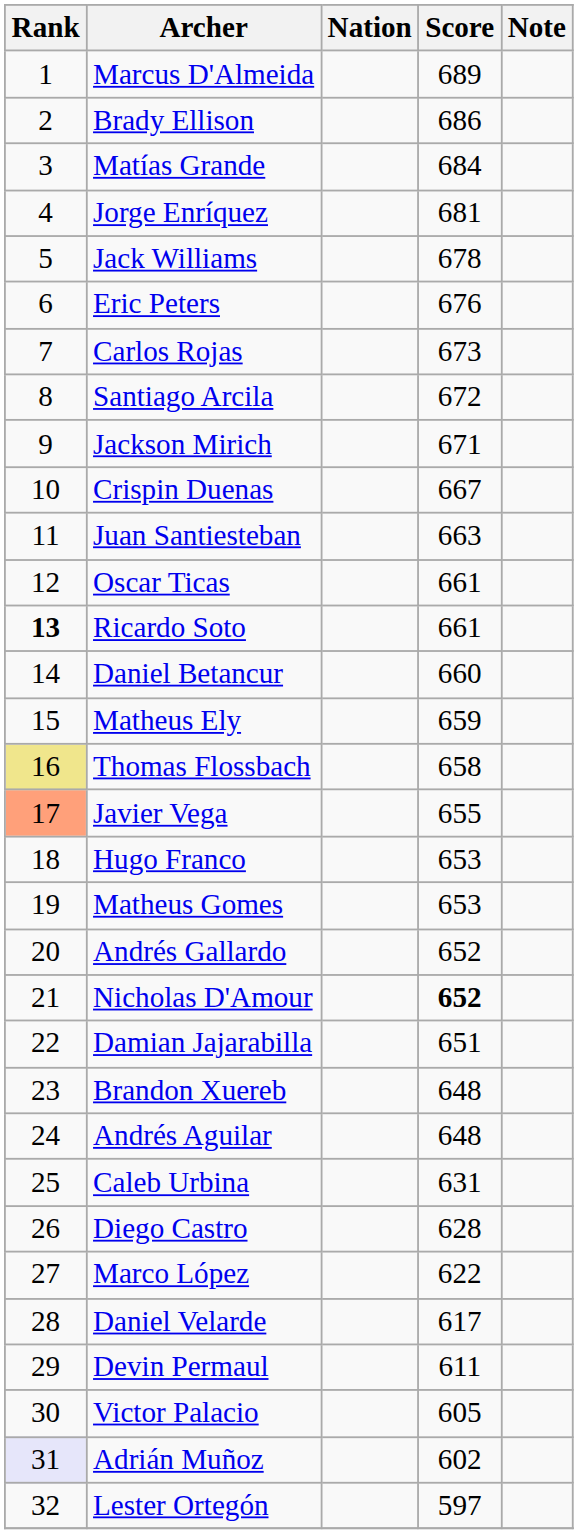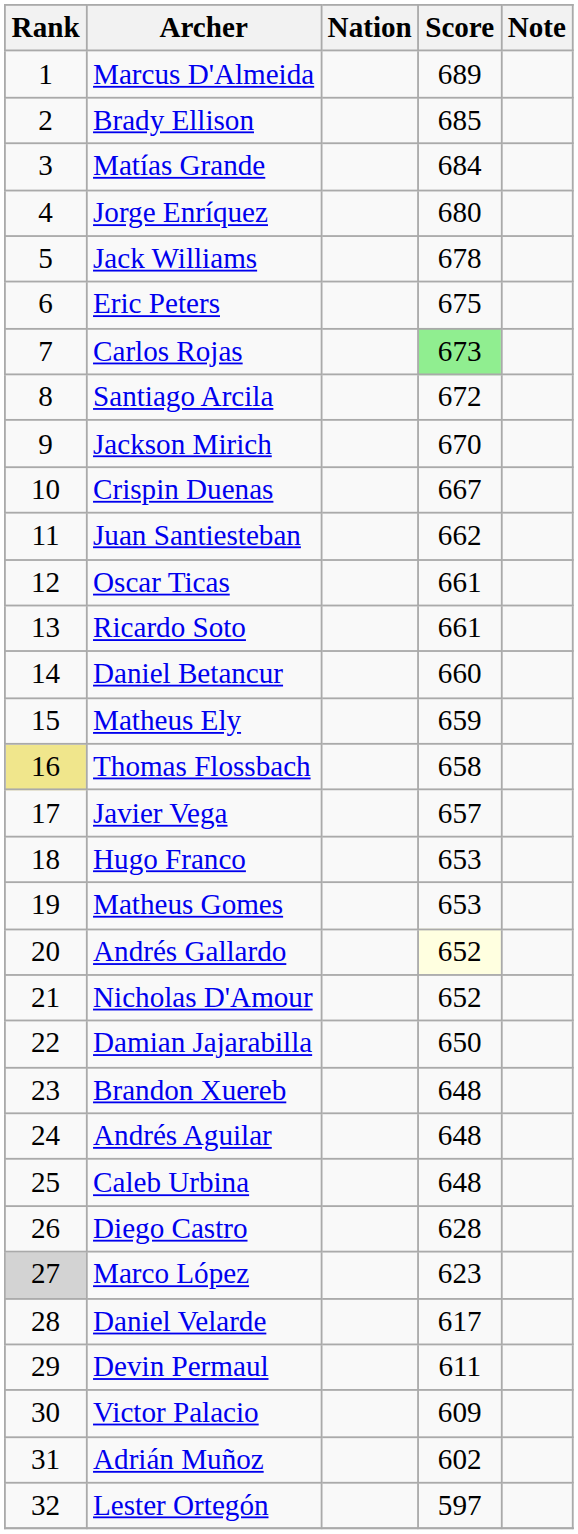(460, 119) 686 -> (460, 119) 685
(460, 212) 681 -> (460, 212) 680
(460, 304) 676 -> (460, 304) 675
(460, 350) no background -> (460, 350) lightgreen background
(460, 443) 671 -> (460, 443) 670
(460, 535) 663 -> (460, 535) 662
(46, 627) bold -> (46, 627) normal
(46, 812) lightsalmon background -> (46, 812) no background
(460, 812) 655 -> (460, 812) 657
(460, 951) no background -> (460, 951) lightyellow background
(460, 997) bold -> (460, 997) normal
(460, 1043) 651 -> (460, 1043) 650
(460, 1182) 631 -> (460, 1182) 648
(46, 1274) no background -> (46, 1274) lightgrey background
(460, 1274) 622 -> (460, 1274) 623
(460, 1413) 605 -> (460, 1413) 609
(46, 1459) lavender background -> (46, 1459) no background
